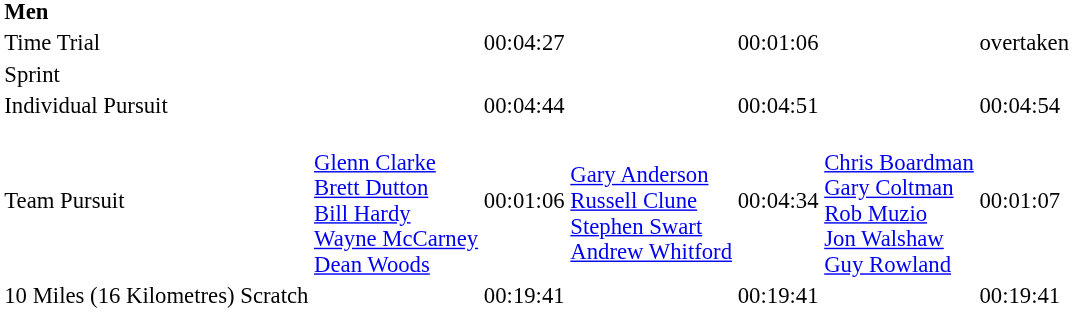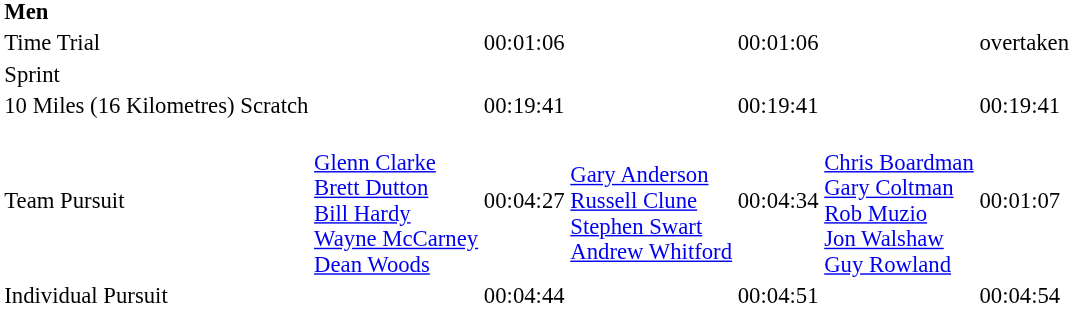(524, 43) 00:04:27 -> (524, 43) 00:01:06
rows swapped: (86, 105) <-> (156, 295)
(524, 200) 00:01:06 -> (524, 200) 00:04:27
